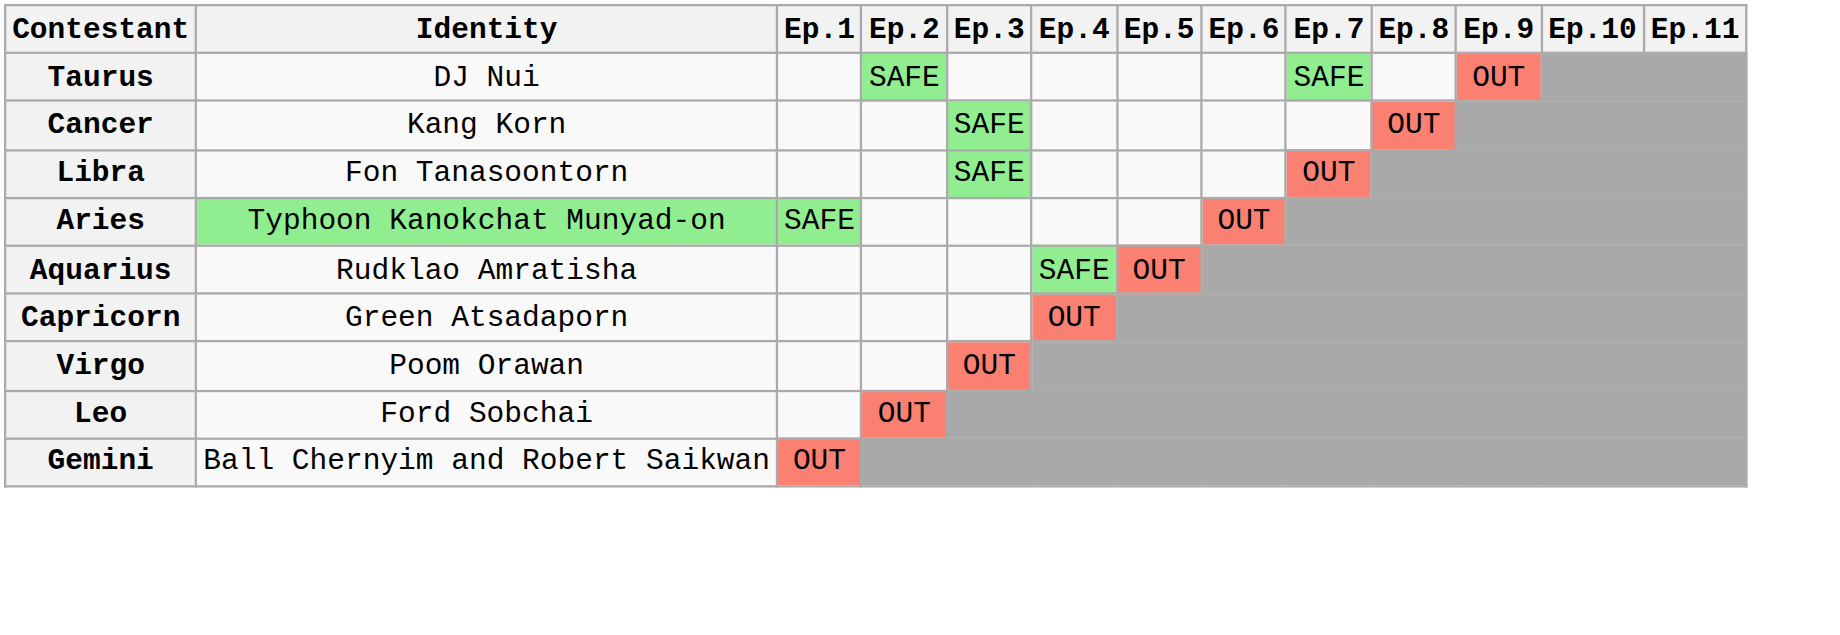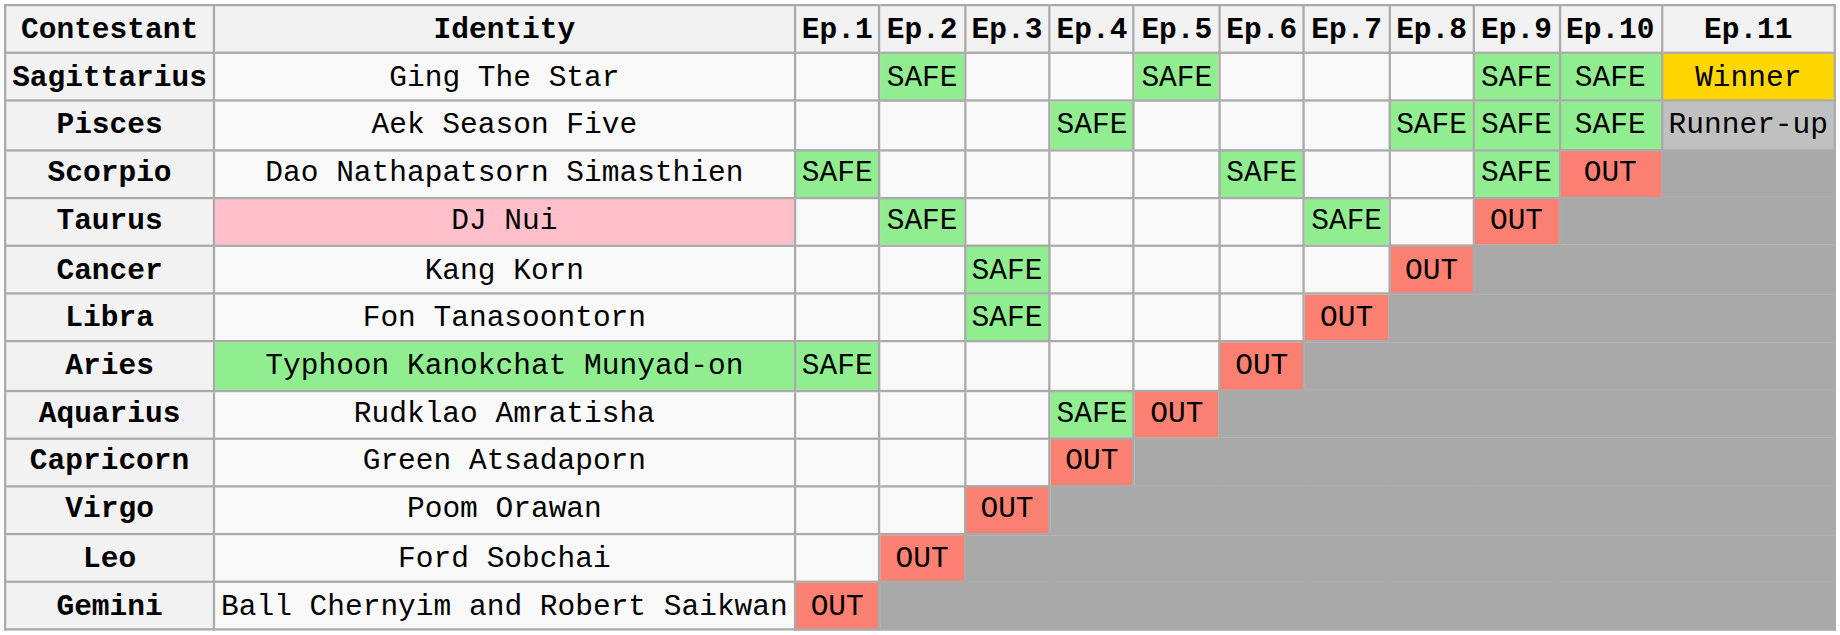+ row: (110, 77)
+ row: (110, 125)
+ row: (110, 173)
(487, 77) no background -> (504, 222) pink background
